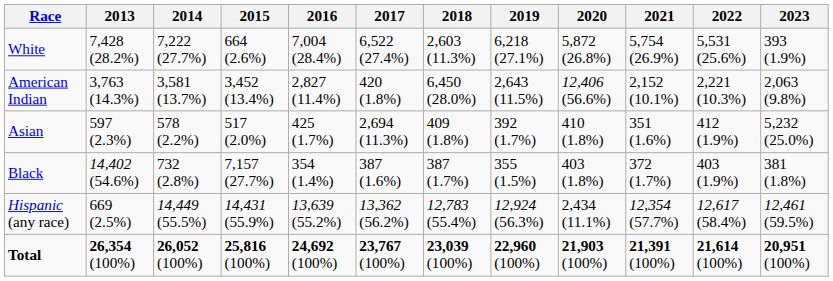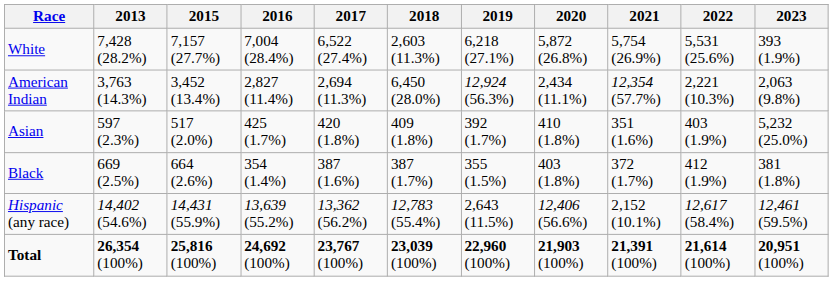- column: (187, 16)
(245, 49) 664 (2.6%) -> (195, 49) 7,157 (27.7%)
(380, 90) 420 (1.8%) -> (342, 90) 2,694 (11.3%)
(519, 90) 2,643 (11.5%) -> (489, 90) 12,924 (56.3%)
(586, 90) 12,406 (56.6%) -> (562, 90) 2,434 (11.1%)
(654, 90) 2,152 (10.1%) -> (636, 90) 12,354 (57.7%)
(384, 131) 2,694 (11.3%) -> (338, 131) 420 (1.8%)
(718, 131) 412 (1.9%) -> (706, 131) 403 (1.9%)
(114, 172) 14,402 (54.6%) -> (118, 172) 669 (2.5%)
(249, 172) 7,157 (27.7%) -> (192, 172) 664 (2.6%)
(718, 172) 403 (1.9%) -> (706, 172) 412 (1.9%)
(110, 214) 669 (2.5%) -> (122, 214) 14,402 (54.6%)
(519, 214) 12,924 (56.3%) -> (489, 214) 2,643 (11.5%)
(586, 214) 2,434 (11.1%) -> (563, 214) 12,406 (56.6%)
(654, 214) 12,354 (57.7%) -> (636, 214) 2,152 (10.1%)
